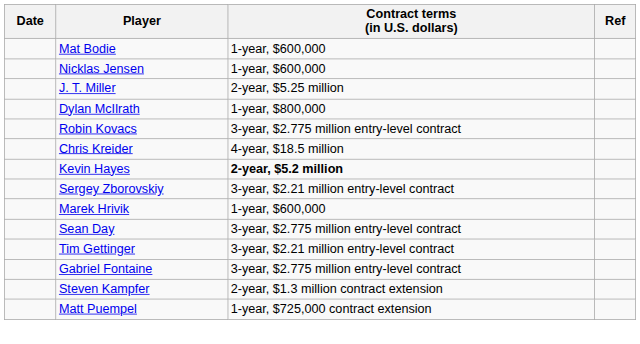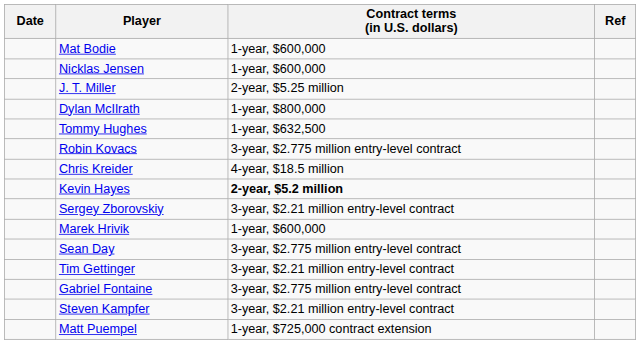+ row: (103, 128)
(337, 289) 2-year, $1.3 million contract extension -> (342, 309) 3-year, $2.21 million entry-level contract
